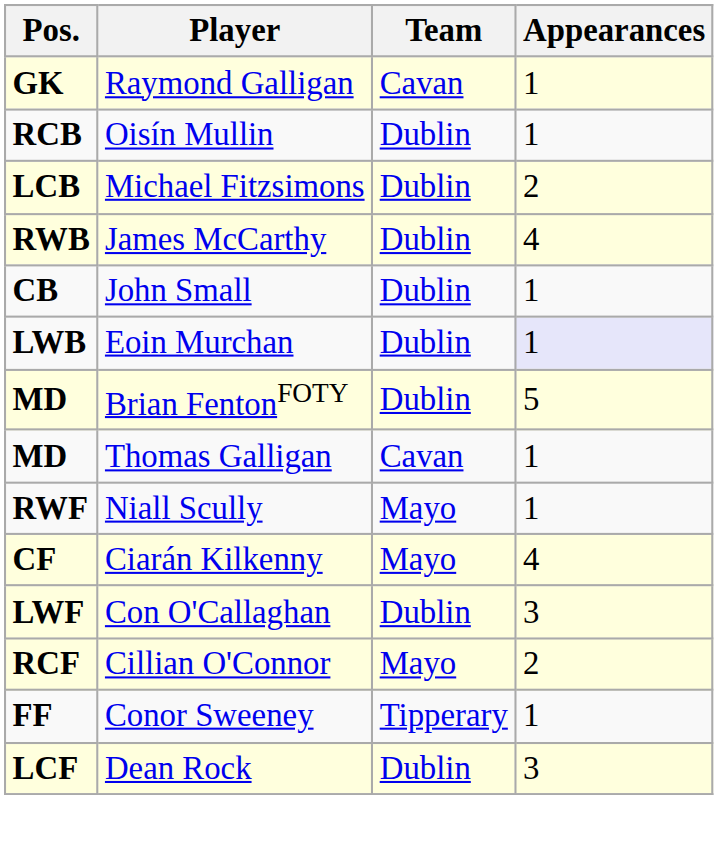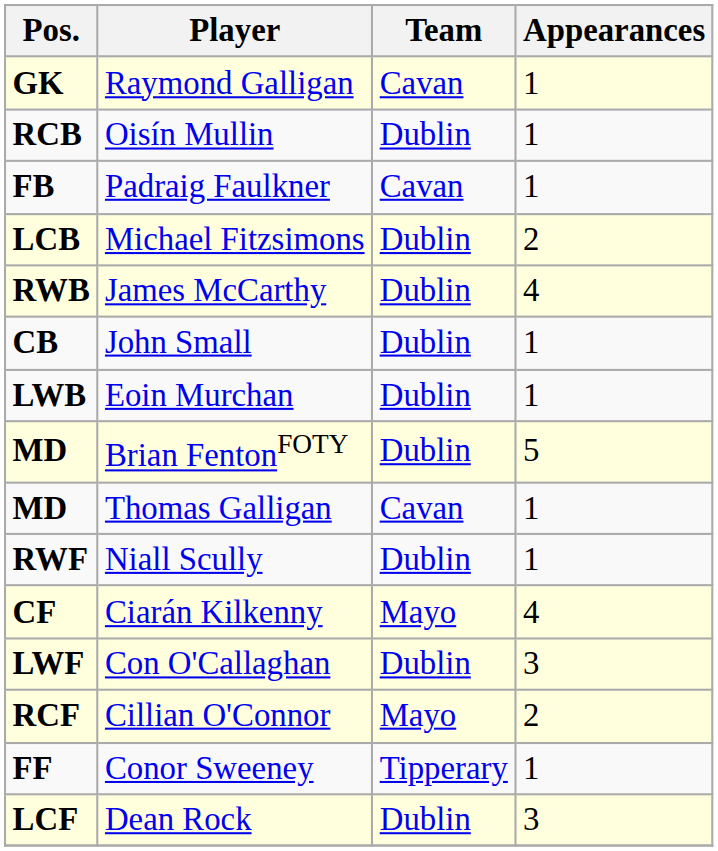+ row: (217, 186)
(531, 342) lavender background -> (531, 394) no background
(418, 507) Mayo -> (425, 559) Dublin
